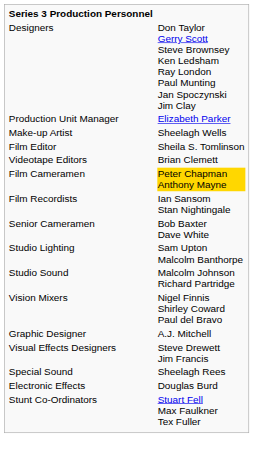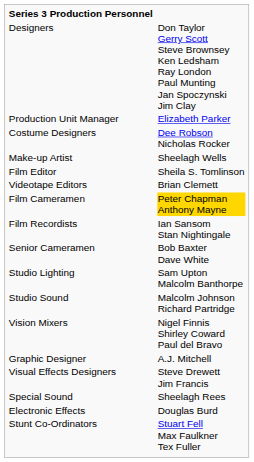+ row: (52, 133)
